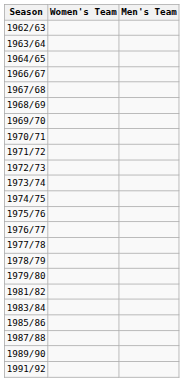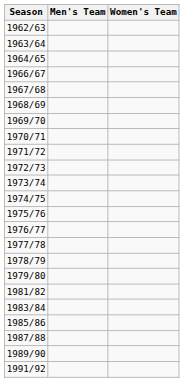columns swapped: (149, 12) <-> (83, 12)
